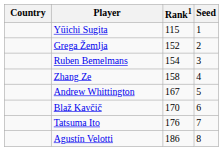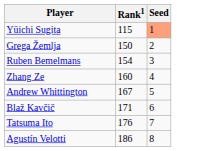- column: (28, 13)
(199, 30) no background -> (152, 30) lightsalmon background
(172, 45) 152 -> (125, 45) 150
(172, 76) 158 -> (125, 76) 160
(172, 107) 170 -> (125, 107) 171
